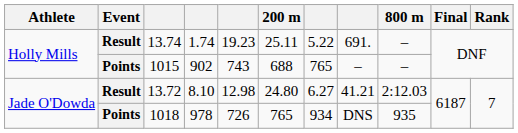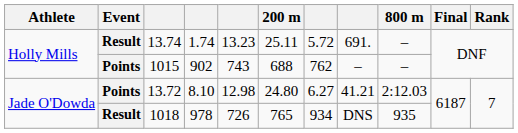(238, 41) 19.23 -> (238, 41) 13.23
(321, 41) 5.22 -> (321, 41) 5.72
(321, 66) 765 -> (321, 66) 762
(121, 91) Result -> (121, 91) Points
(121, 116) Points -> (121, 116) Result
